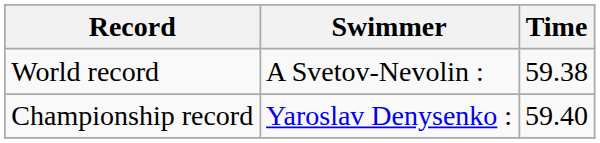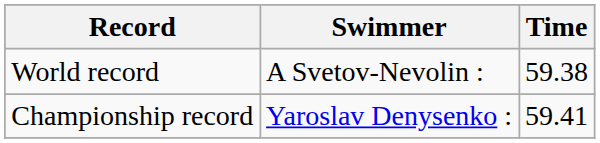(557, 115) 59.40 -> (557, 115) 59.41
